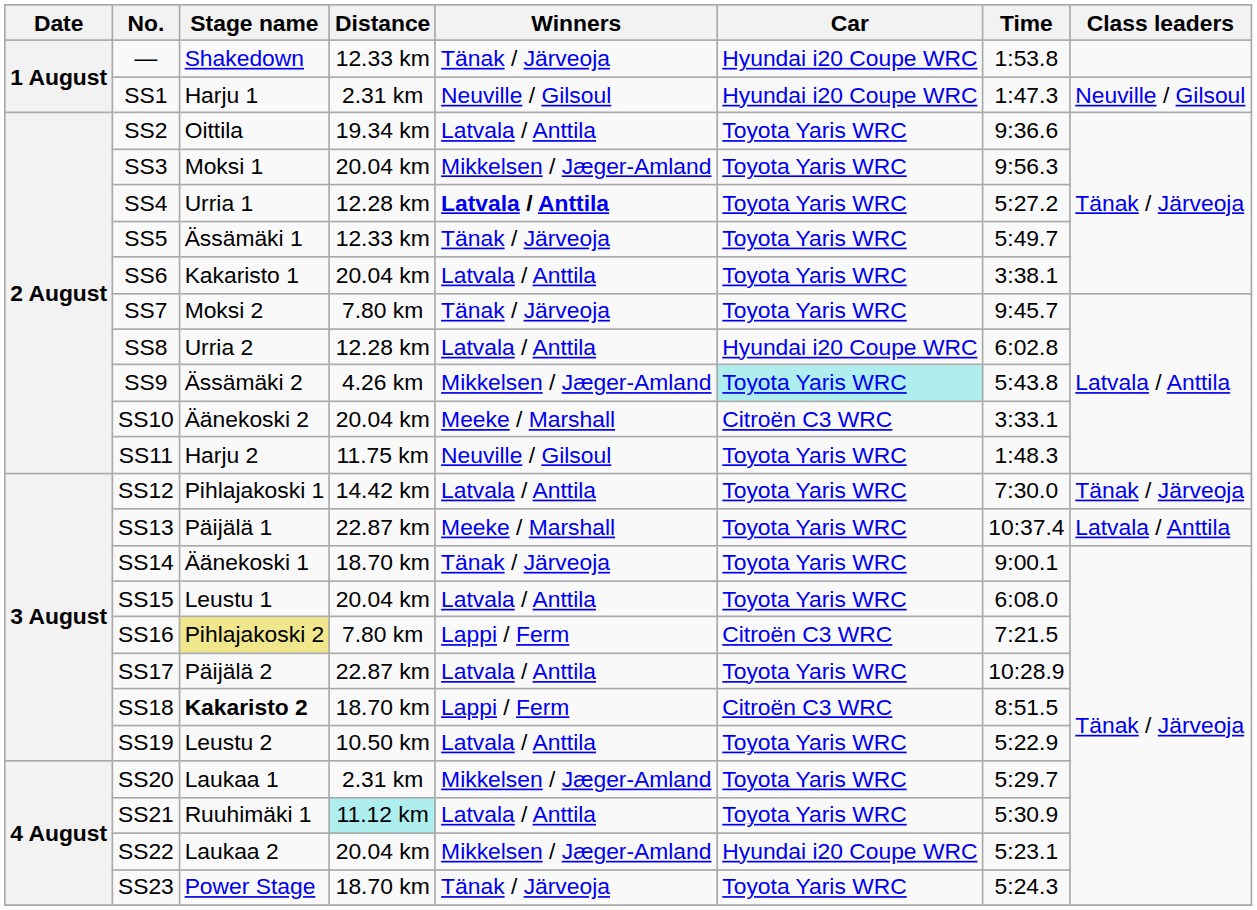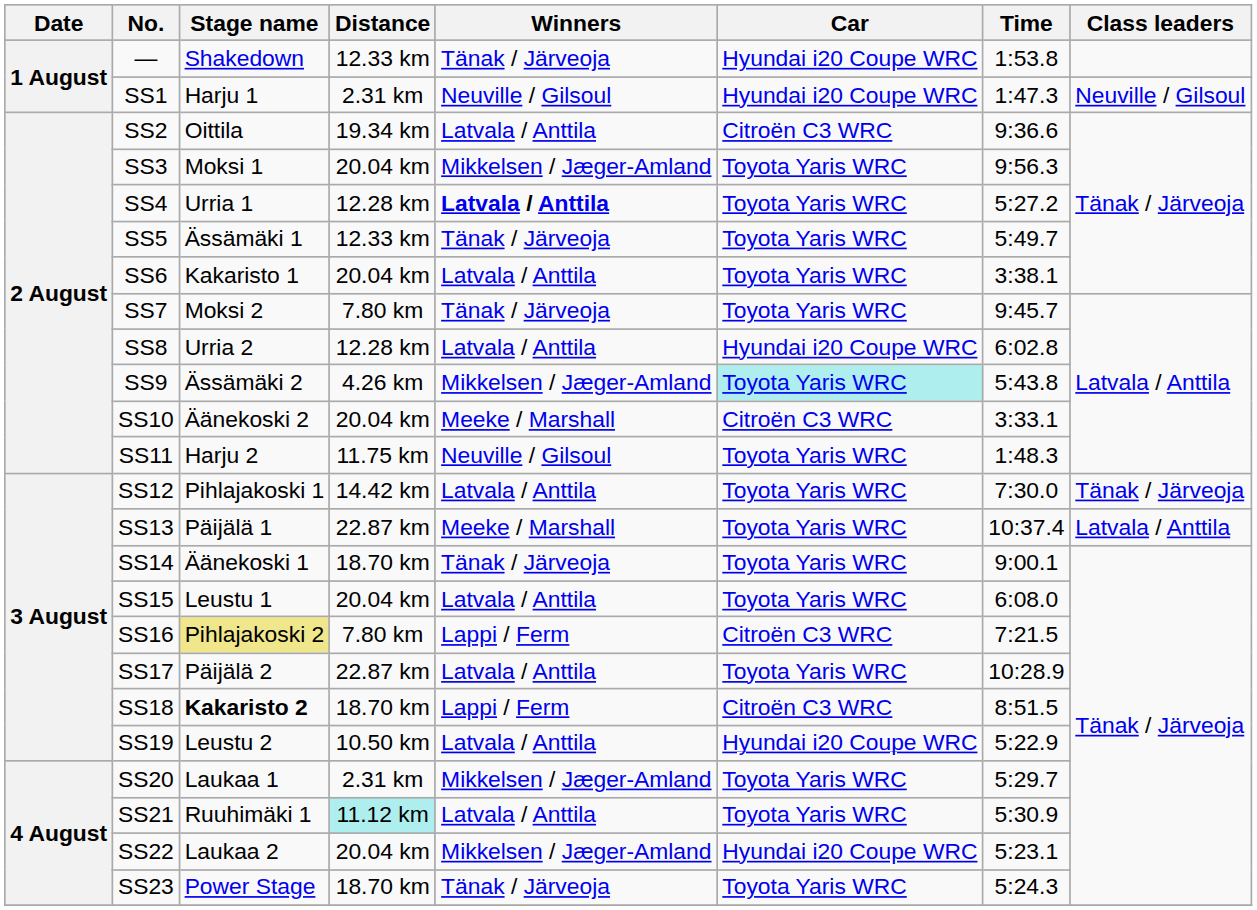(815, 130) Toyota Yaris WRC -> (807, 130) Citroën C3 WRC
(815, 743) Toyota Yaris WRC -> (850, 743) Hyundai i20 Coupe WRC
